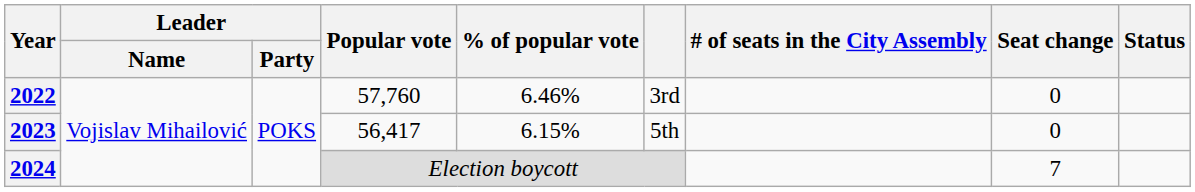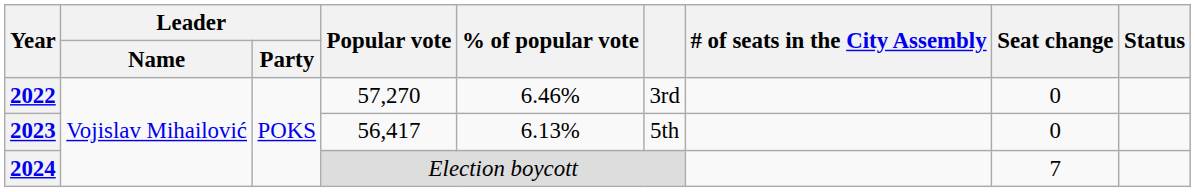(389, 95) 57,760 -> (389, 95) 57,270
(550, 131) 6.15% -> (550, 131) 6.13%
